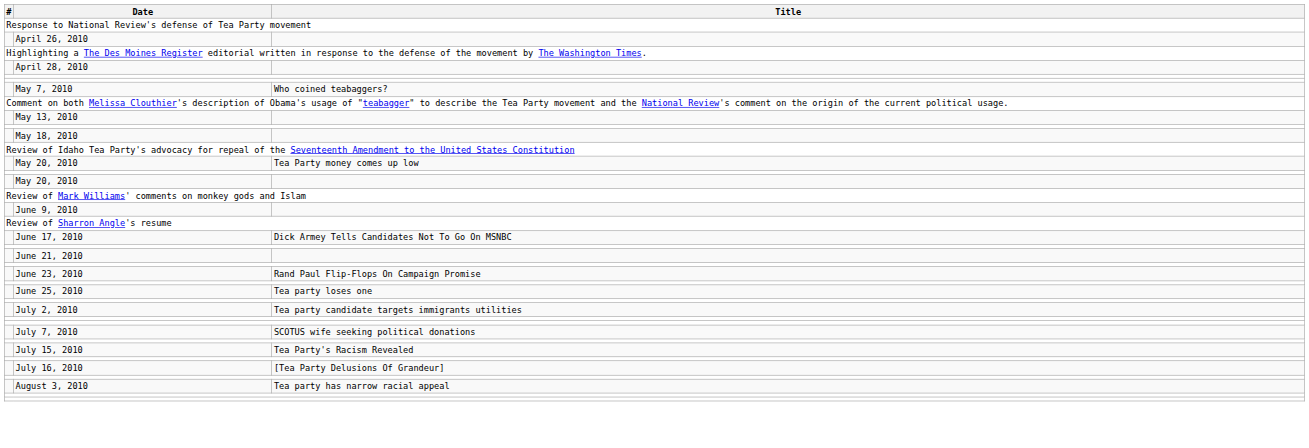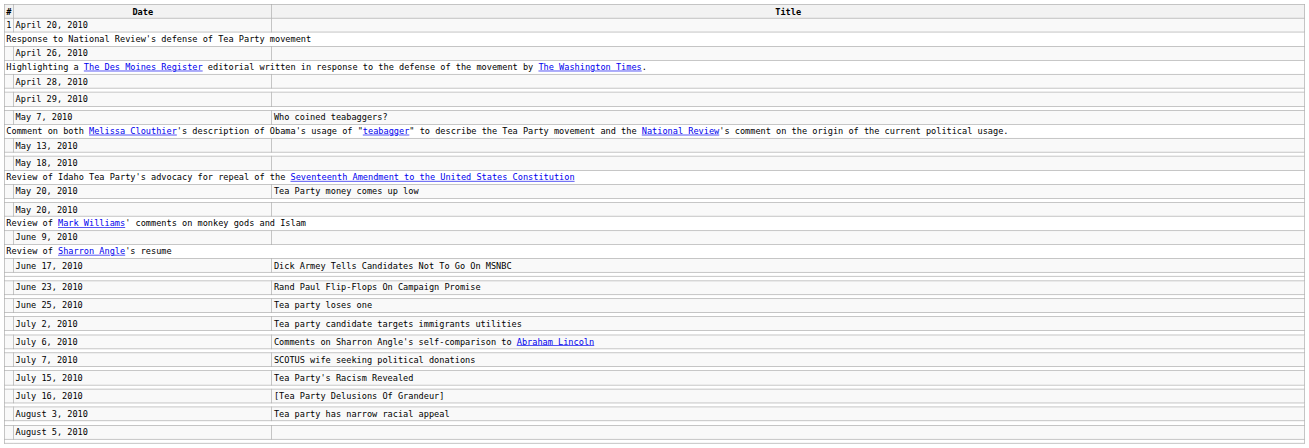+ row: (52, 25)
+ row: (52, 99)
- row: (49, 255)
+ row: (47, 342)
+ row: (52, 432)
